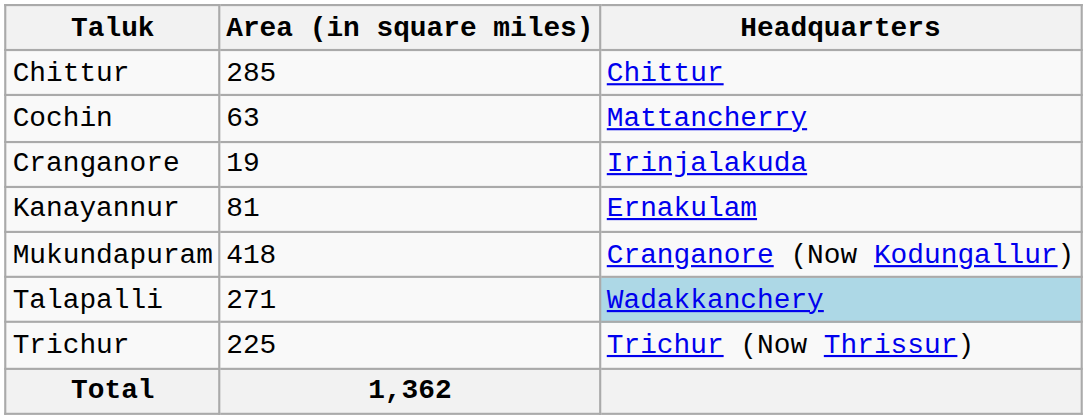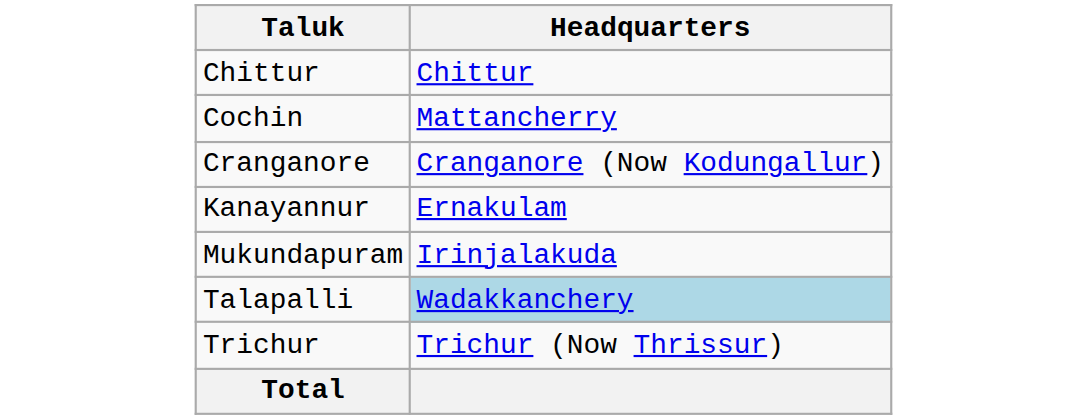- column: (410, 28)
(707, 164) Irinjalakuda -> (650, 164) Cranganore (Now Kodungallur)
(841, 254) Cranganore (Now Kodungallur) -> (517, 254) Irinjalakuda
